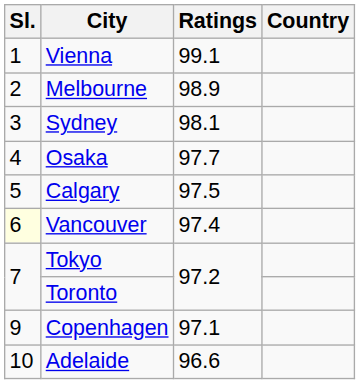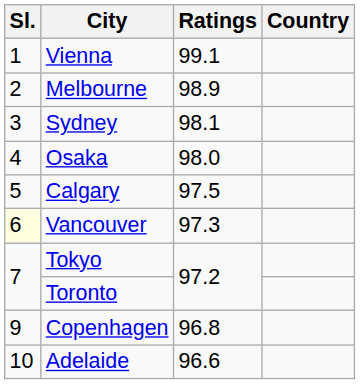(199, 157) 97.7 -> (199, 157) 98.0
(199, 225) 97.4 -> (199, 225) 97.3
(199, 327) 97.1 -> (199, 327) 96.8
